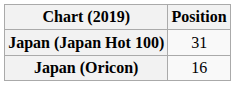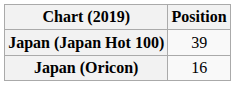(199, 42) 31 -> (199, 42) 39
